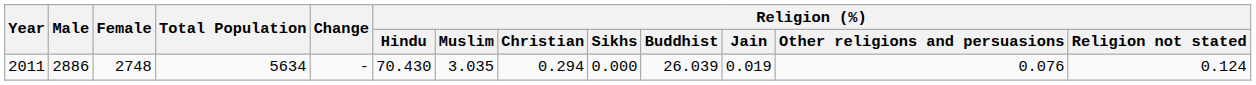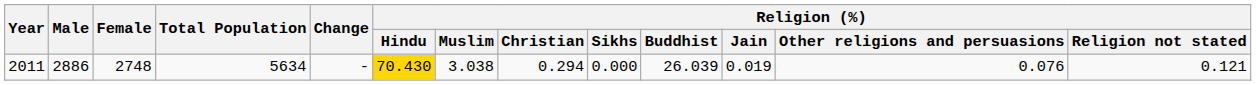(404, 67) no background -> (404, 67) gold background
(471, 67) 3.035 -> (471, 67) 3.038
(1224, 67) 0.124 -> (1224, 67) 0.121
